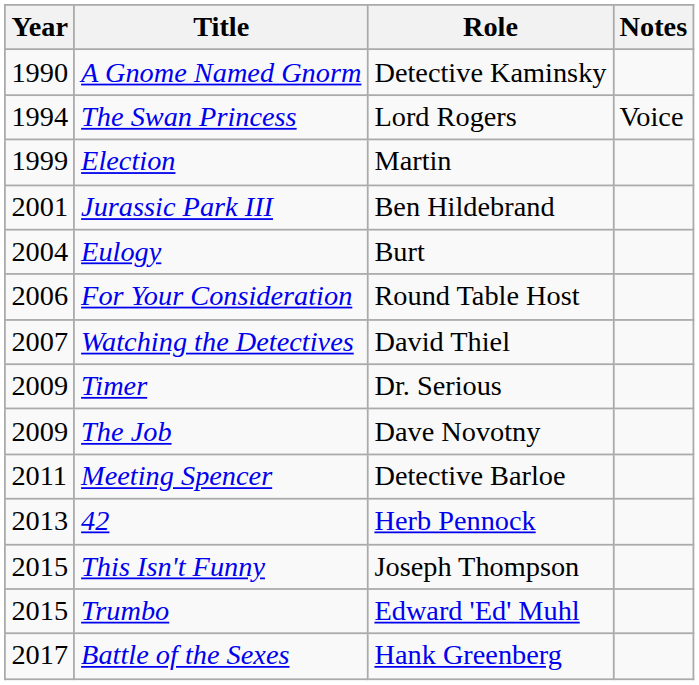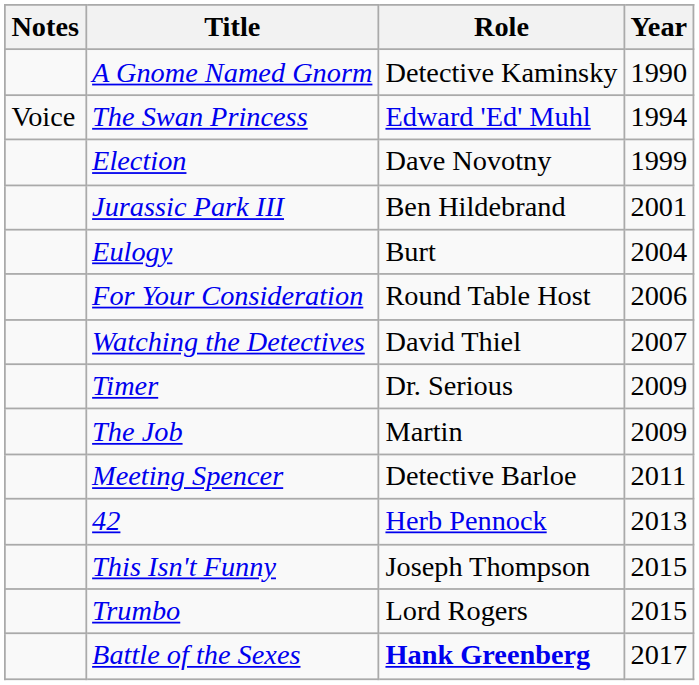columns swapped: (40, 26) <-> (653, 26)
(446, 116) Lord Rogers -> (488, 116) Edward 'Ed' Muhl
(413, 161) Martin -> (468, 161) Dave Novotny
(457, 431) Dave Novotny -> (424, 431) Martin
(477, 610) Edward 'Ed' Muhl -> (457, 610) Lord Rogers
(468, 655) normal -> (488, 655) bold
